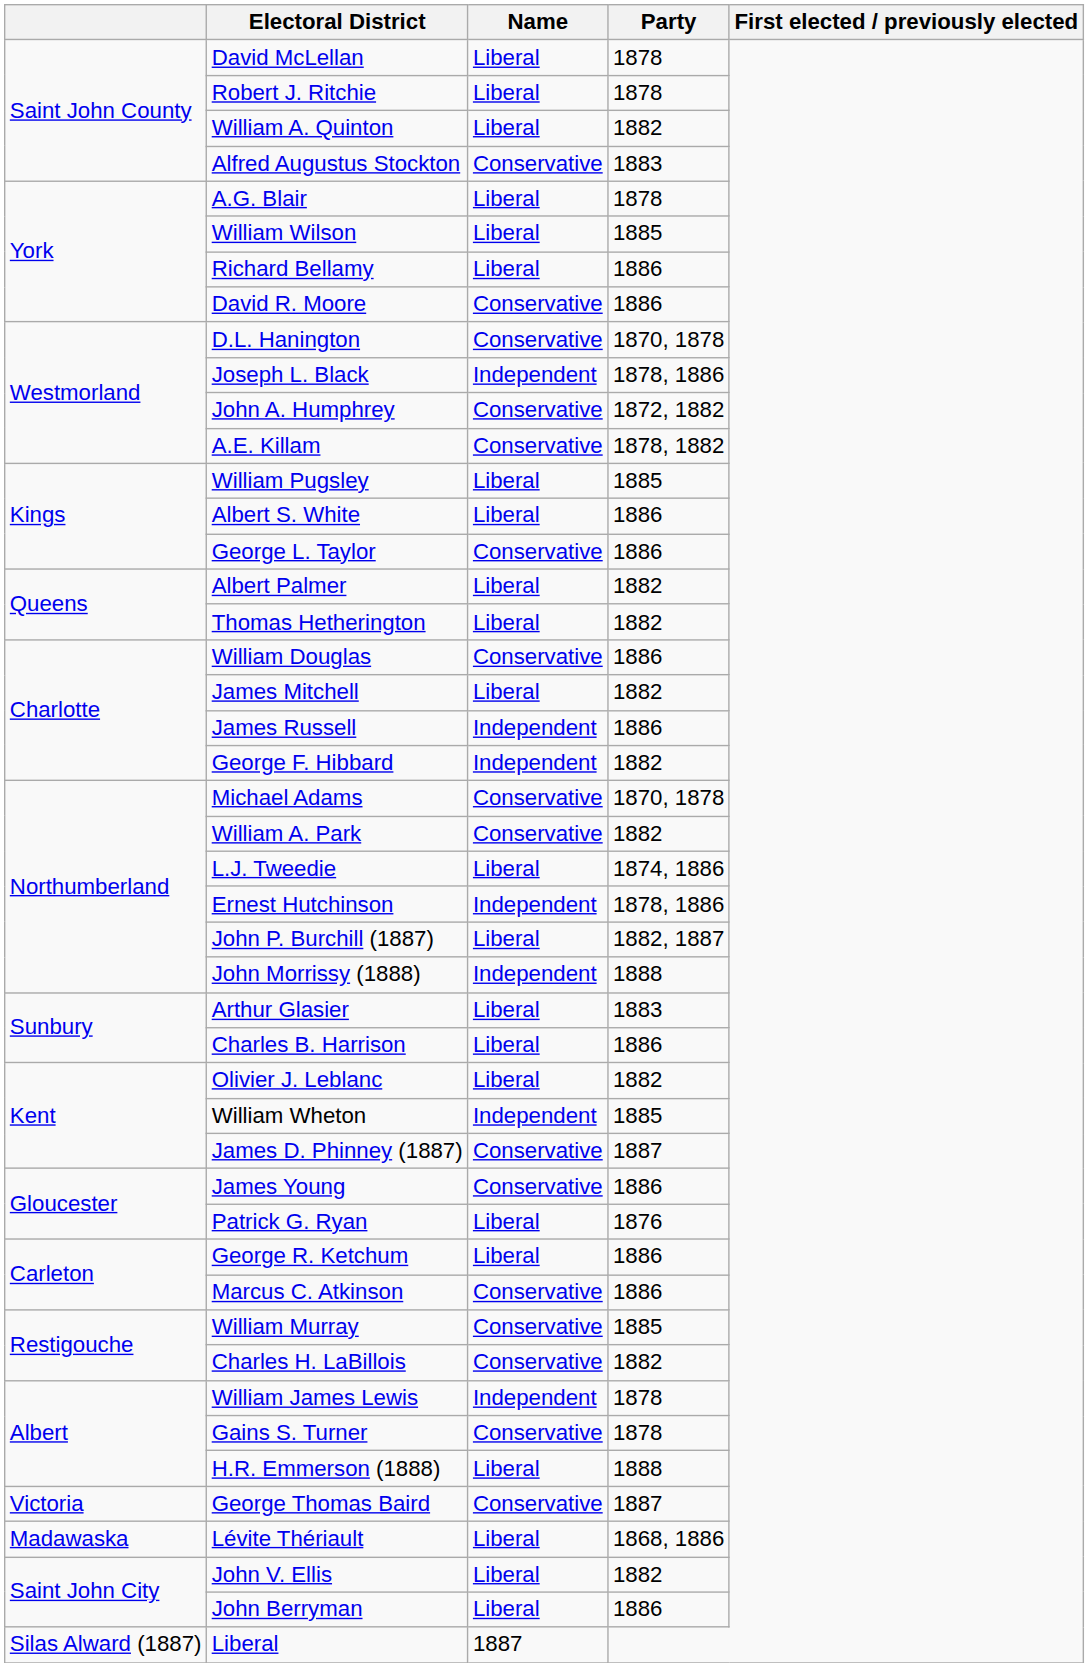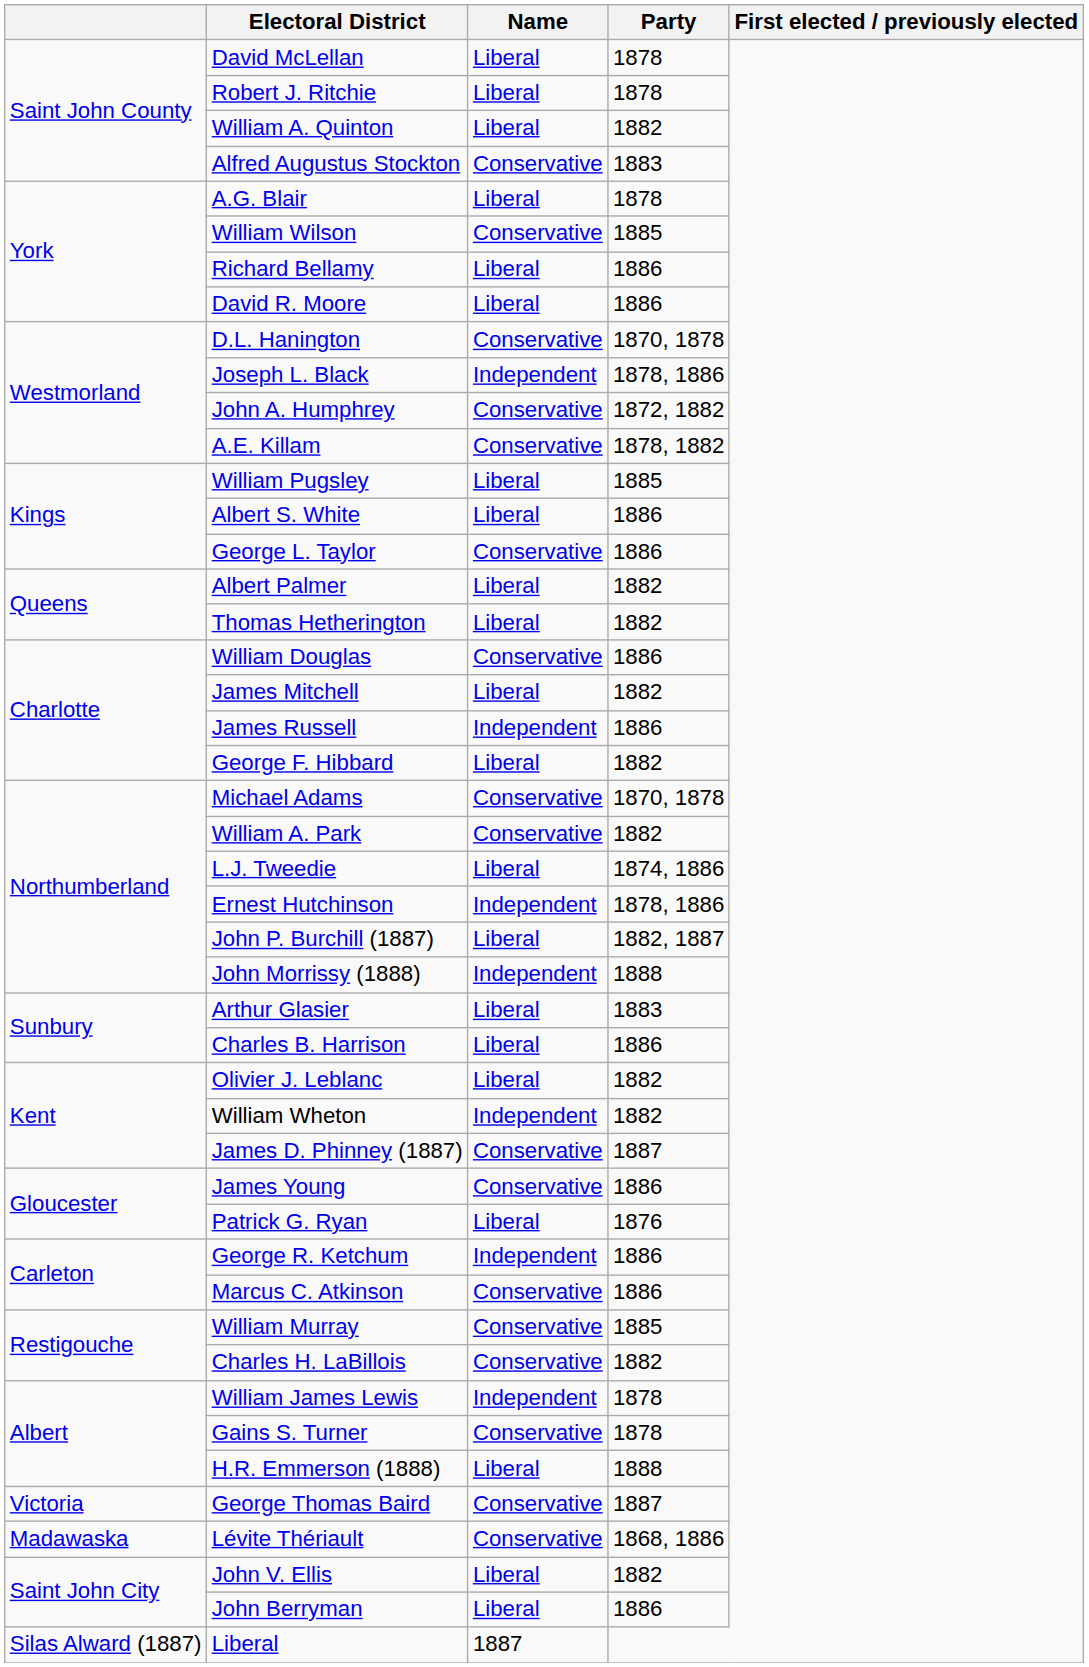(506, 233) Liberal -> (538, 233) Conservative
(538, 304) Conservative -> (506, 304) Liberal
(535, 762) Independent -> (506, 762) Liberal
(638, 1115) 1885 -> (638, 1115) 1882
(506, 1256) Liberal -> (535, 1256) Independent
(506, 1538) Liberal -> (538, 1538) Conservative
